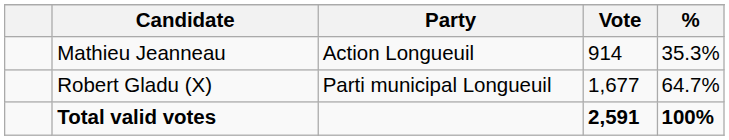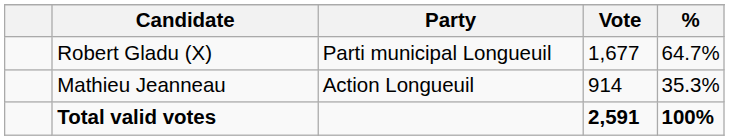rows swapped: (135, 85) <-> (141, 53)
